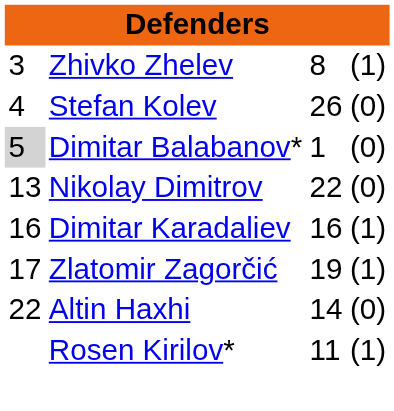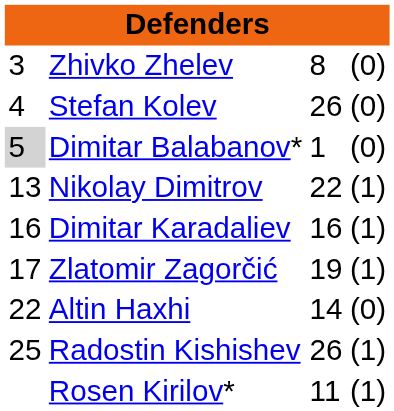(368, 65) (1) -> (368, 65) (0)
(368, 187) (0) -> (368, 187) (1)
+ row: (175, 350)
